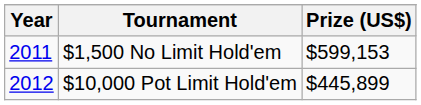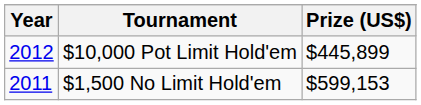rows swapped: (172, 52) <-> (180, 83)
